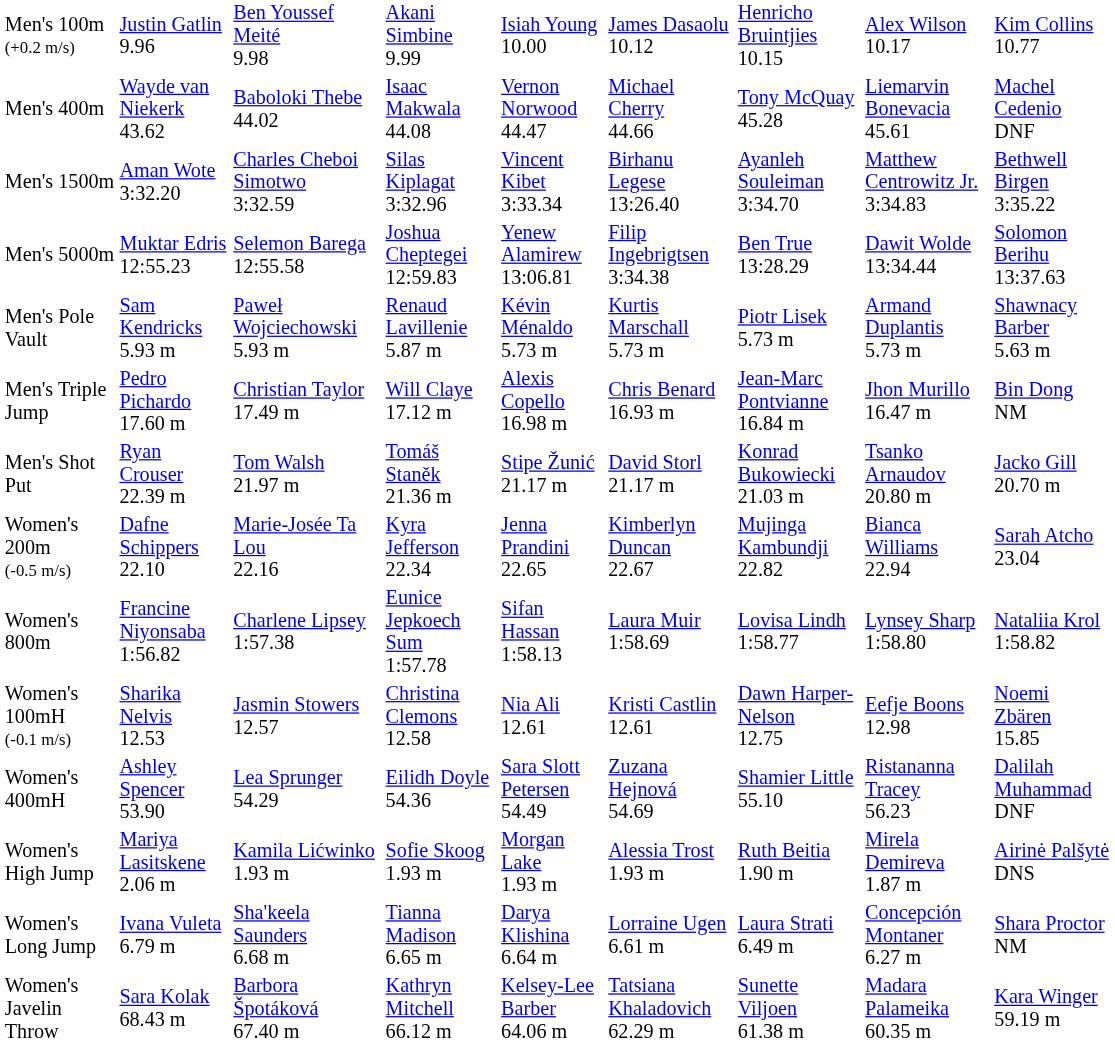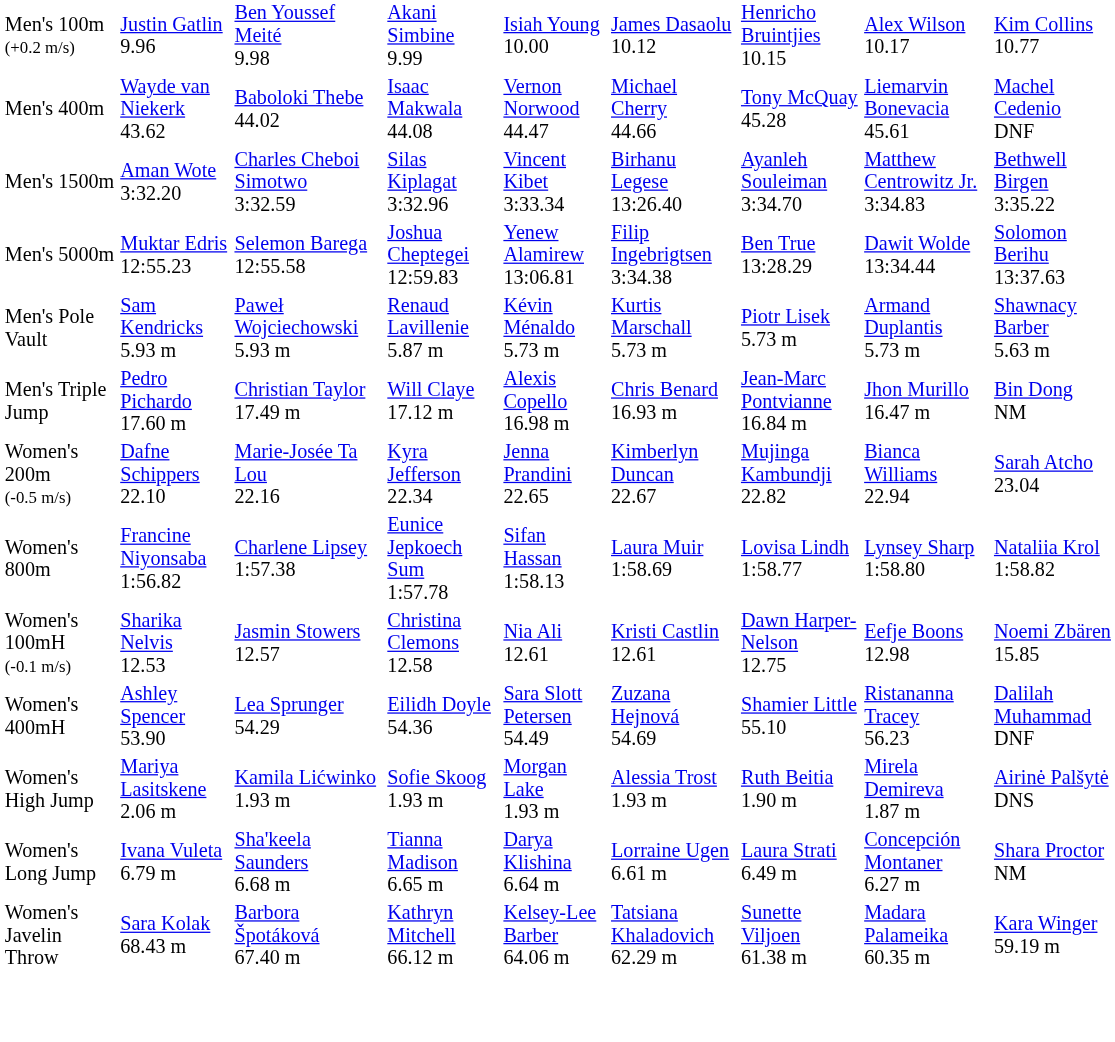- row: (50, 474)
